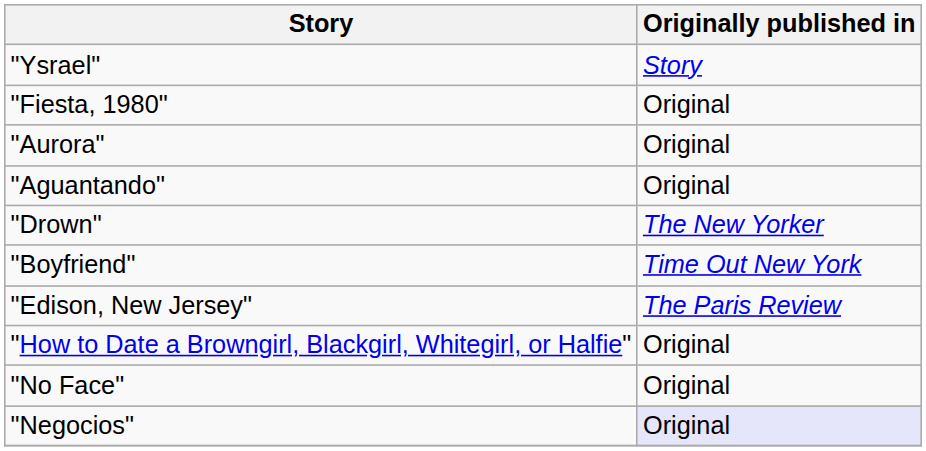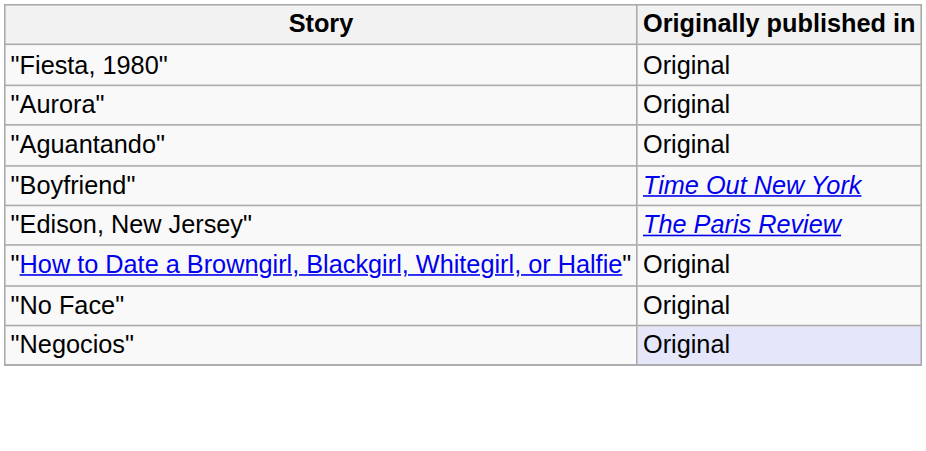- row: (55, 64)
- row: (56, 225)
